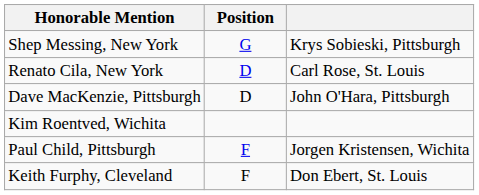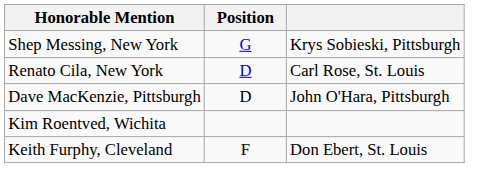- row: (82, 149)
